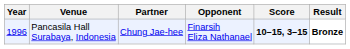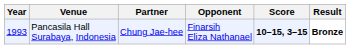(17, 32) 1996 -> (17, 32) 1993
